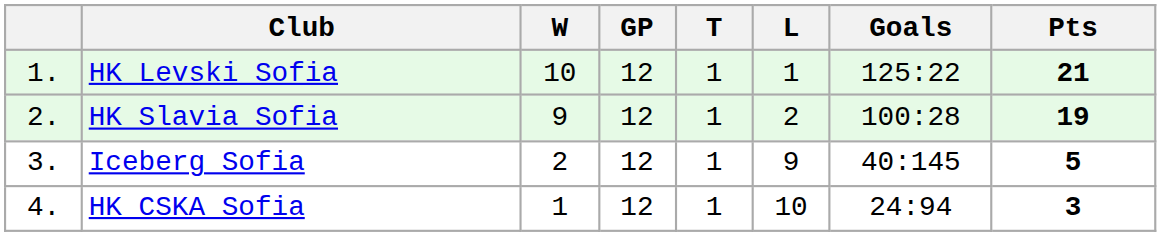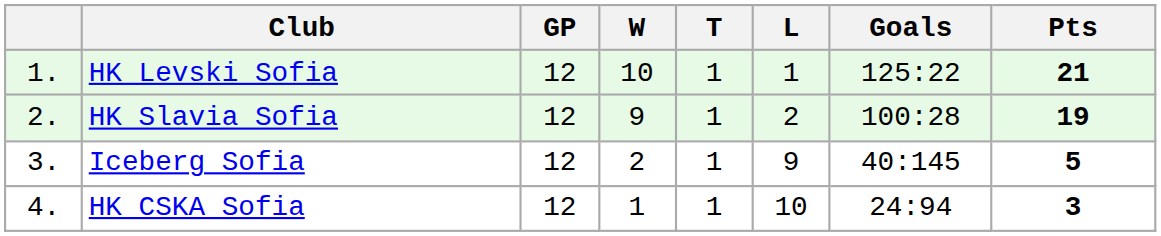columns swapped: (637, 28) <-> (560, 28)
